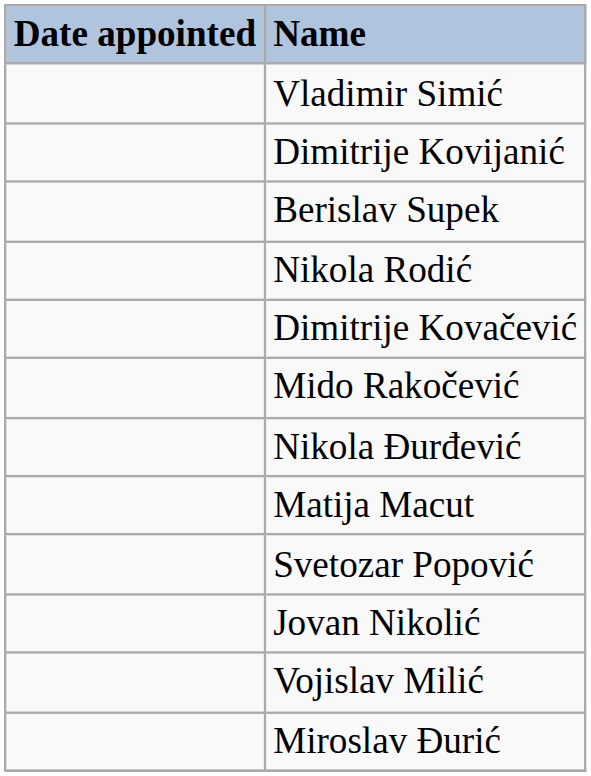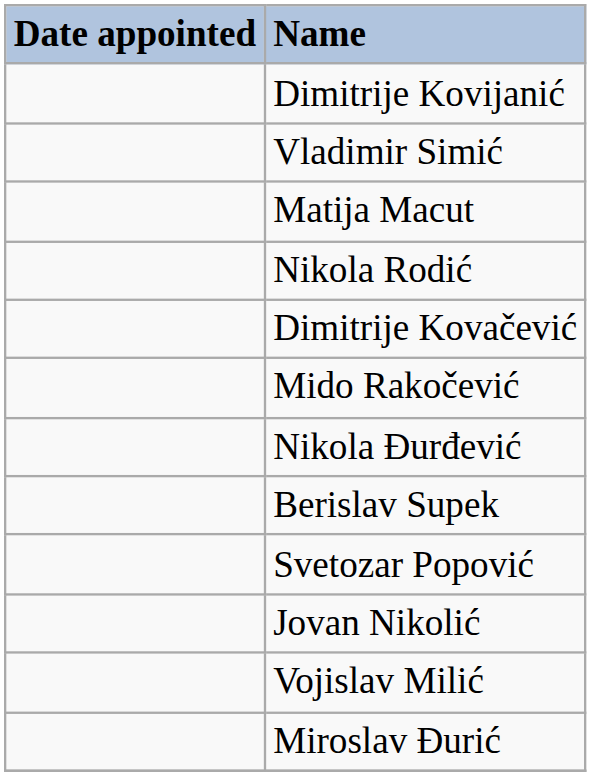rows swapped: (419, 151) <-> (388, 92)
rows swapped: (386, 210) <-> (374, 504)
